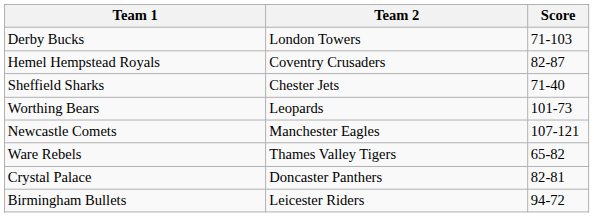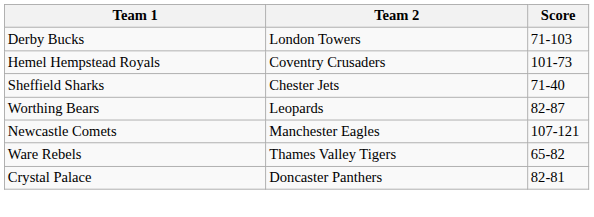(548, 62) 82-87 -> (551, 62) 101-73
(551, 108) 101-73 -> (548, 108) 82-87
- row: (67, 200)
